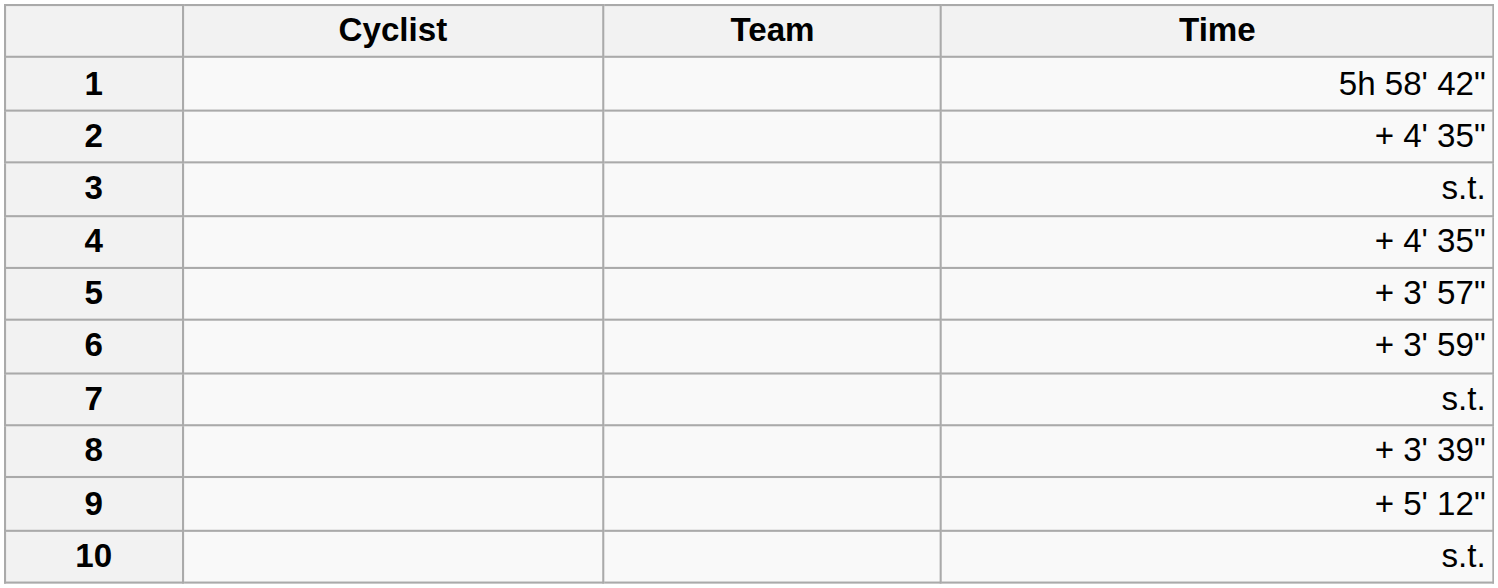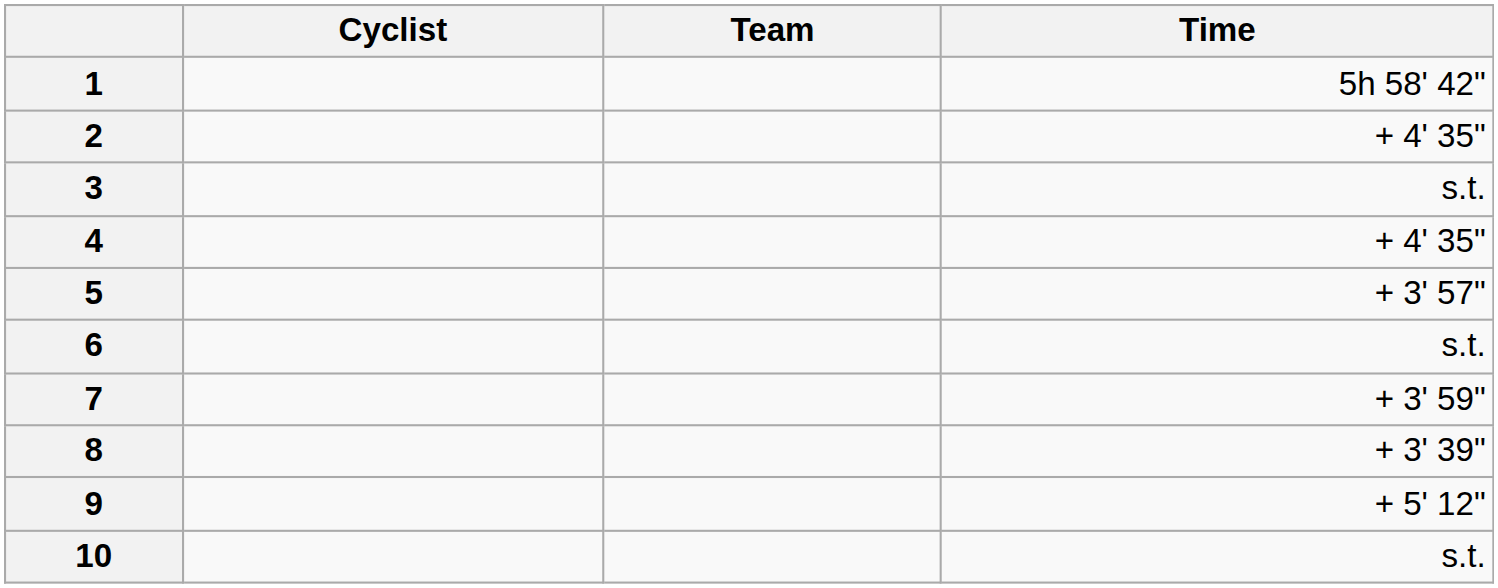(1430, 345) + 3' 59" -> (1464, 345) s.t.
(1464, 398) s.t. -> (1430, 398) + 3' 59"
